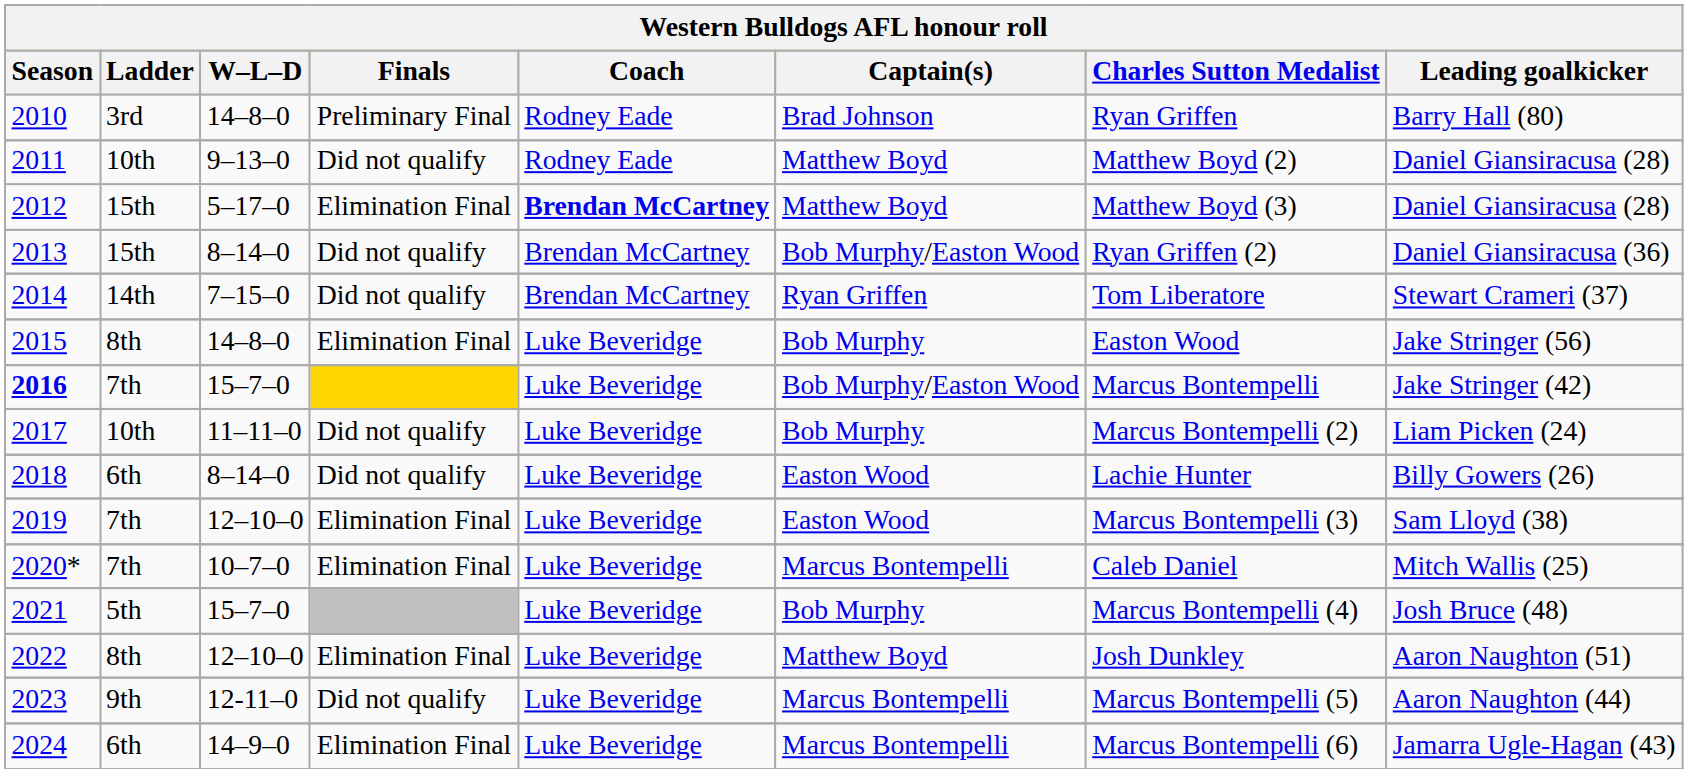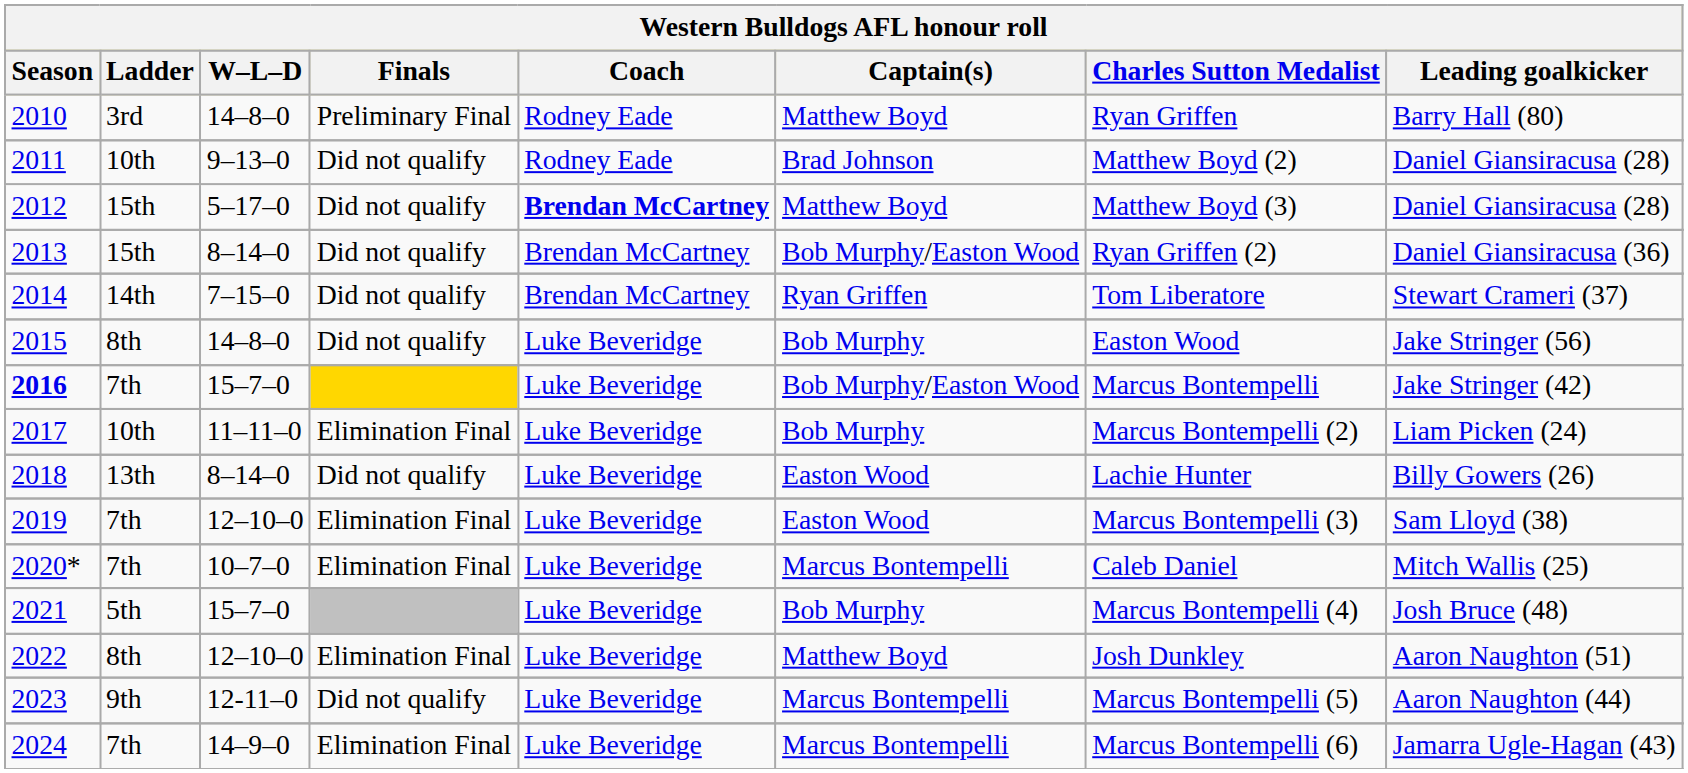(858, 116) Brad Johnson -> (865, 116) Matthew Boyd
(865, 161) Matthew Boyd -> (858, 161) Brad Johnson
(414, 206) Elimination Final -> (401, 206) Did not qualify
(414, 341) Elimination Final -> (401, 341) Did not qualify
(401, 431) Did not qualify -> (414, 431) Elimination Final
(124, 475) 6th -> (131, 475) 13th
(124, 745) 6th -> (124, 745) 7th
